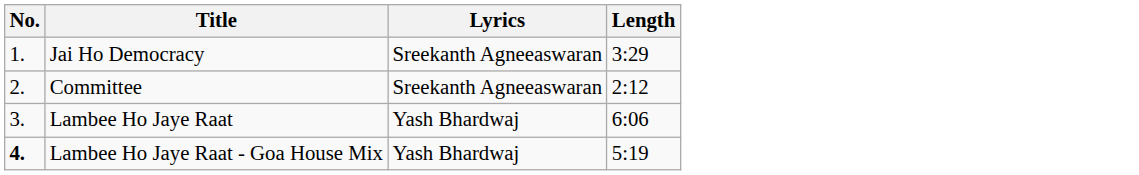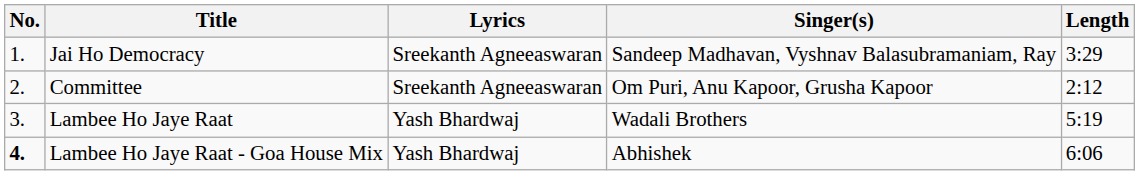+ column: (834, 20)
(630, 119) 6:06 -> (1084, 119) 5:19
(630, 152) 5:19 -> (1084, 152) 6:06
